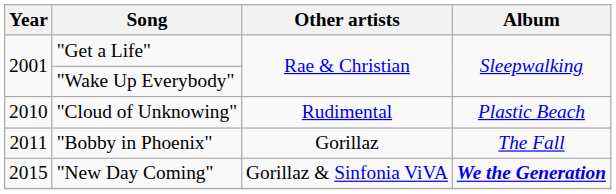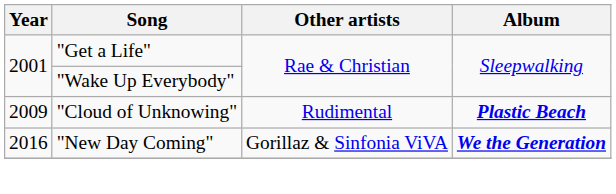(28, 111) 2010 -> (28, 111) 2009
(531, 111) normal -> (531, 111) bold
- row: (135, 142)
(28, 173) 2015 -> (28, 142) 2016
